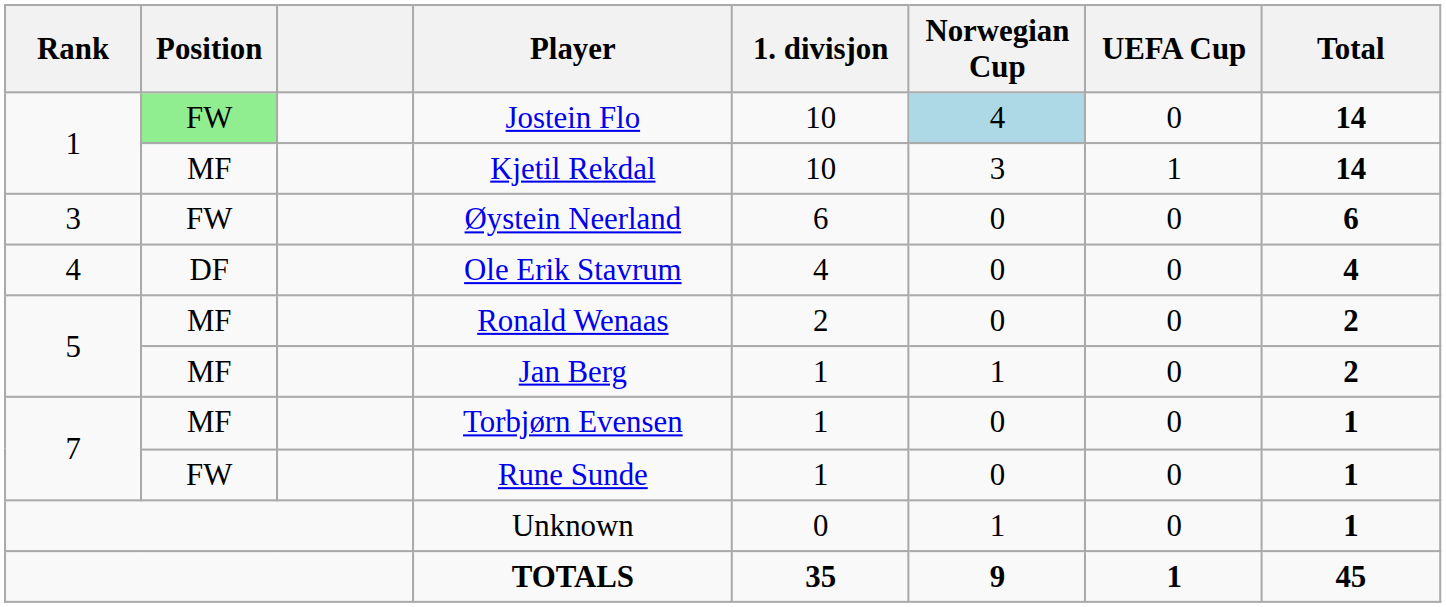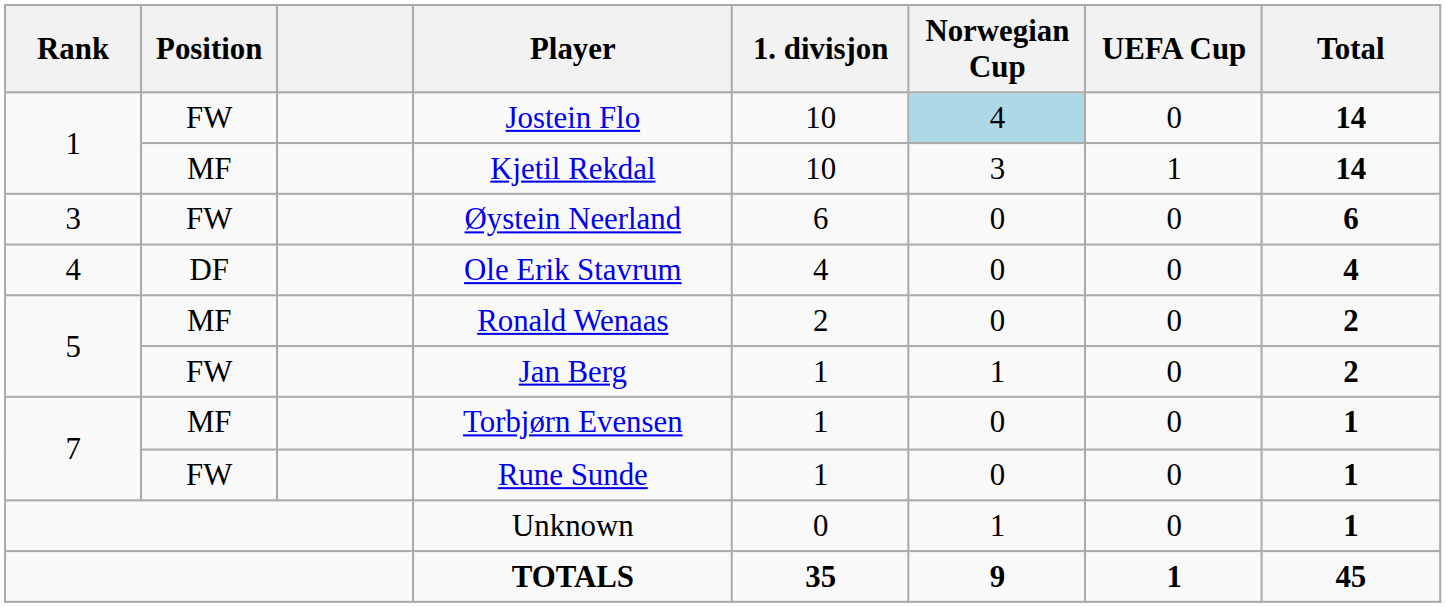(209, 117) lightgreen background -> (209, 117) no background
(209, 371) MF -> (209, 371) FW
